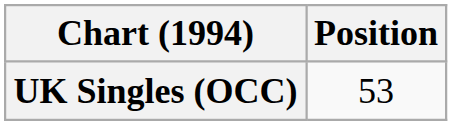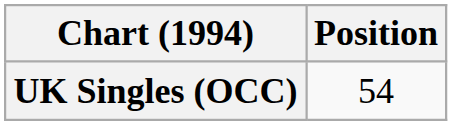(376, 90) 53 -> (376, 90) 54
